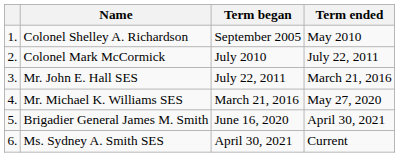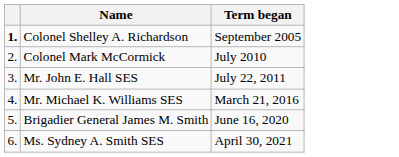- column: (349, 15)
(12, 36) normal -> (12, 36) bold
